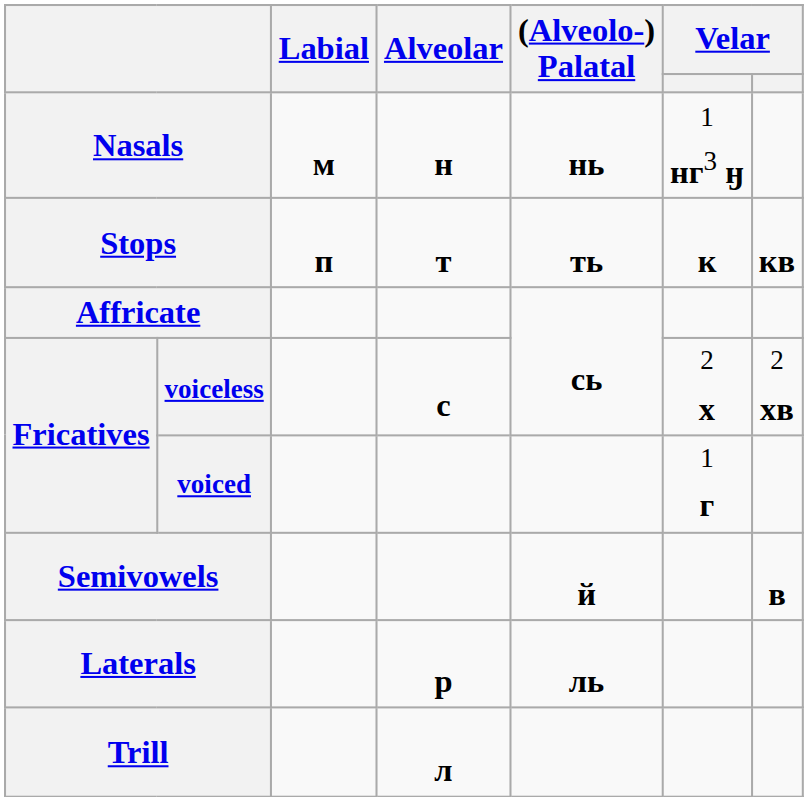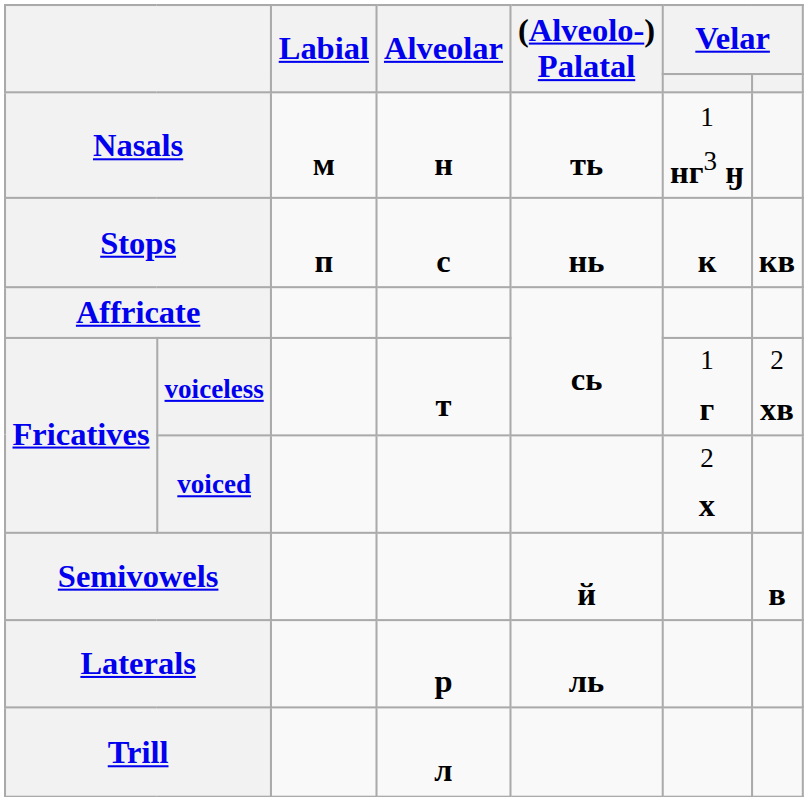(587, 163) нь -> (587, 163) ть
(443, 260) т -> (443, 260) с
(587, 260) ть -> (587, 260) нь
(443, 404) с -> (443, 404) т
(707, 386) 2 х -> (707, 386) 1 г
(707, 482) 1 г -> (707, 482) 2 х
